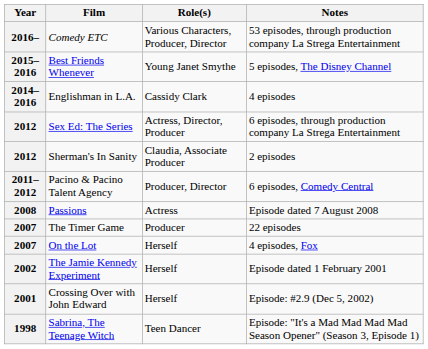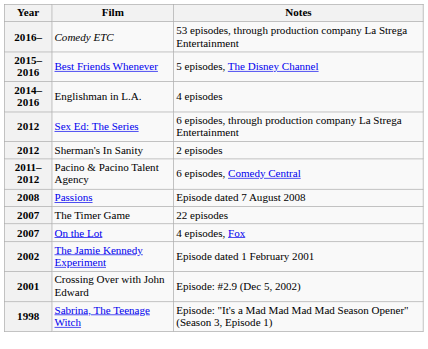- column: (194, 13)
